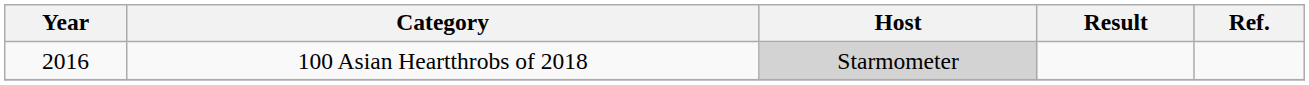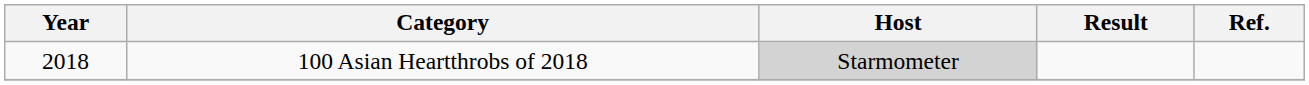(66, 60) 2016 -> (66, 60) 2018
